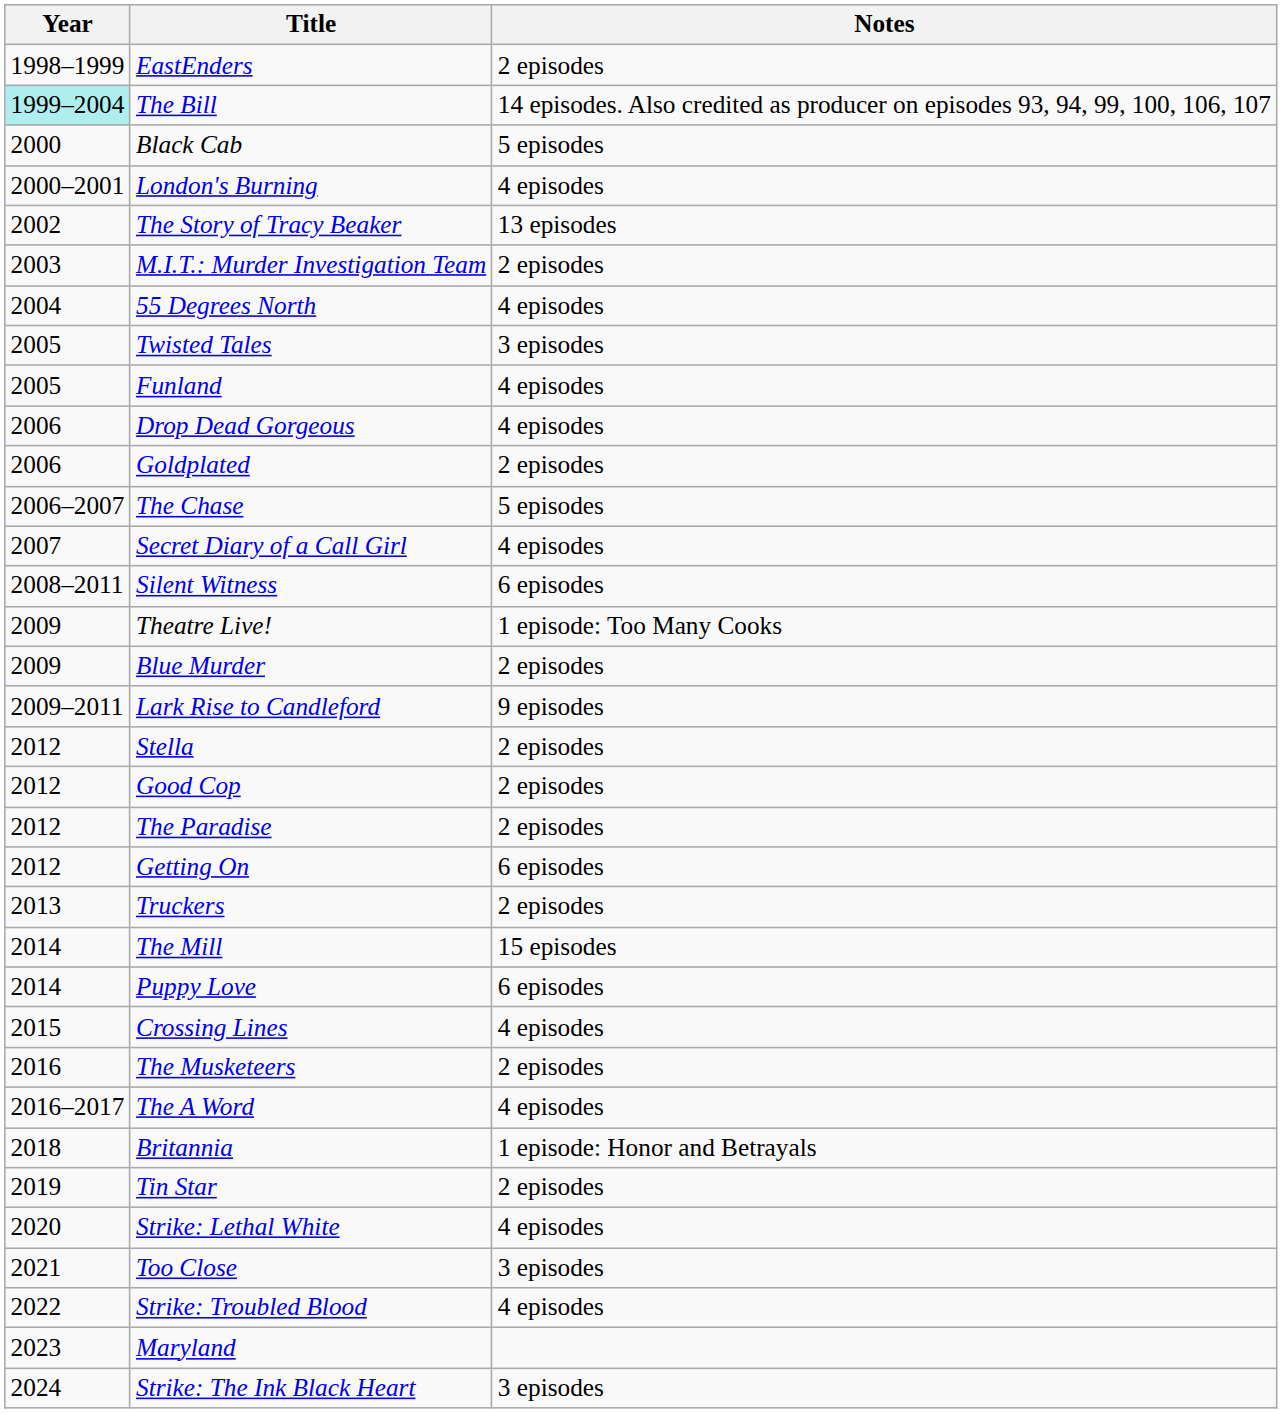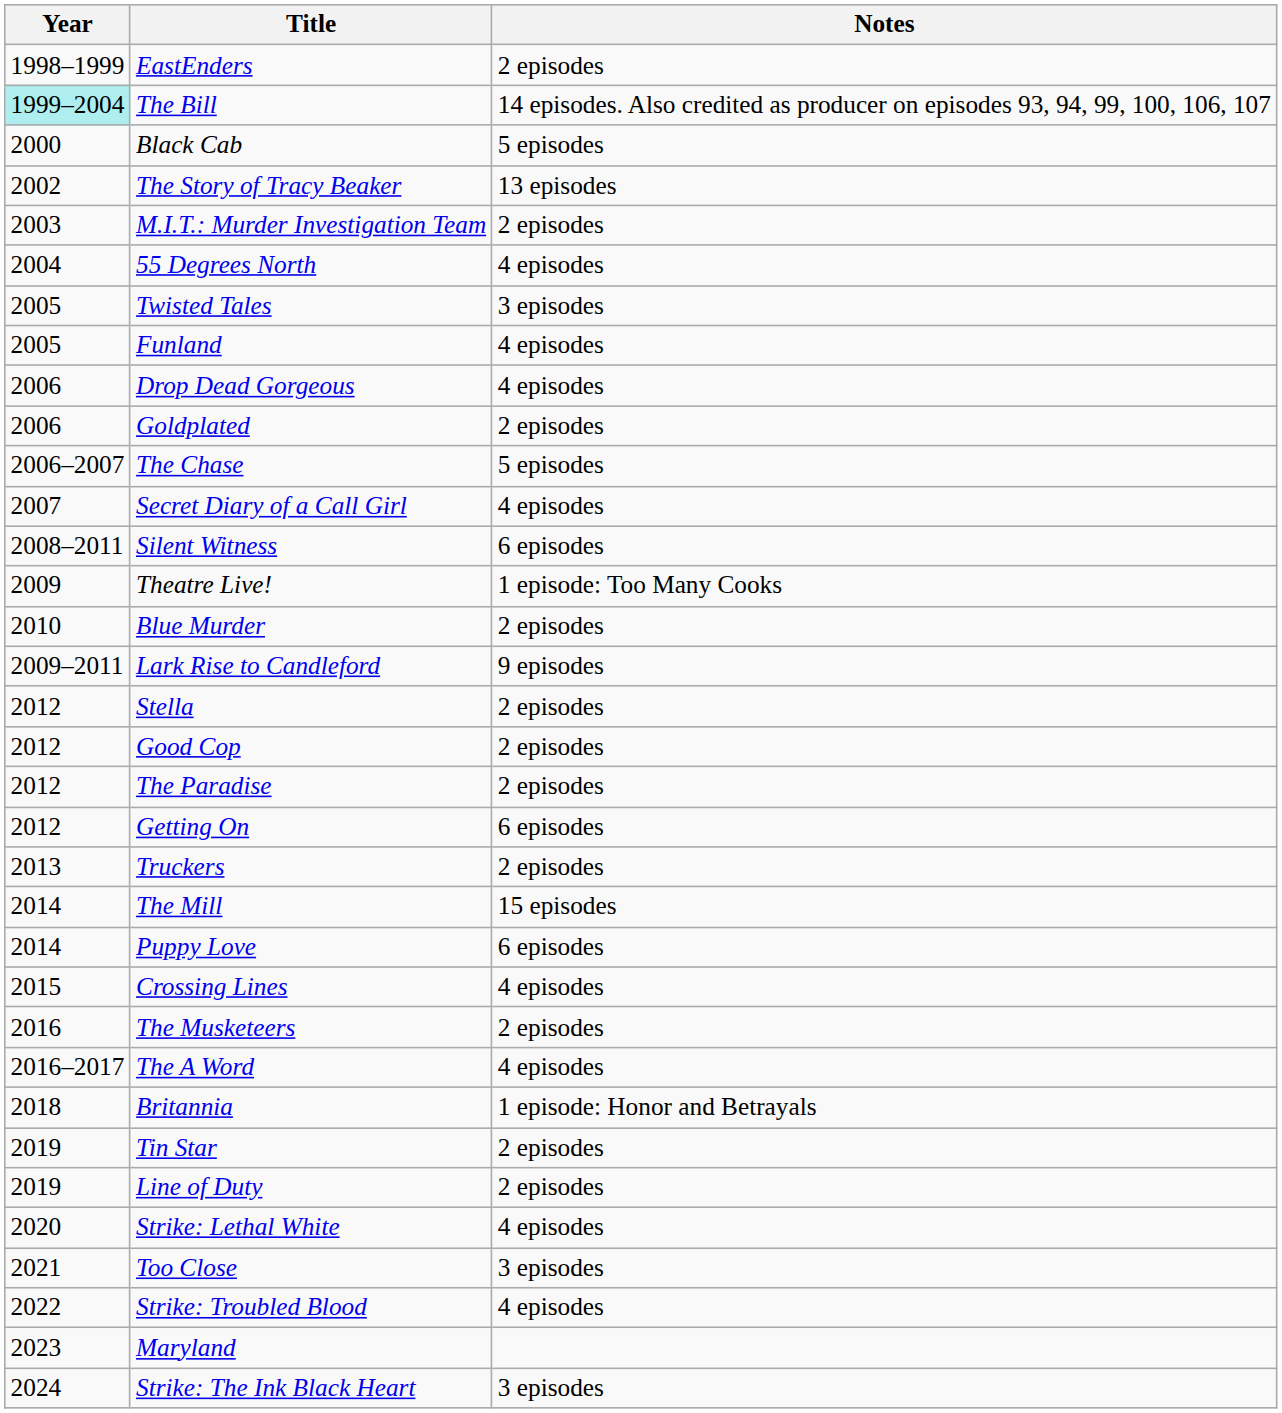- row: (227, 184)
(36, 666) 2009 -> (36, 625) 2010
+ row: (199, 1187)
